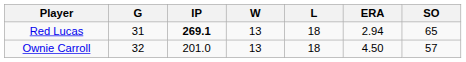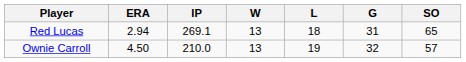columns swapped: (138, 13) <-> (373, 13)
(197, 31) bold -> (197, 31) normal
(197, 48) 201.0 -> (197, 48) 210.0
(314, 48) 18 -> (314, 48) 19
